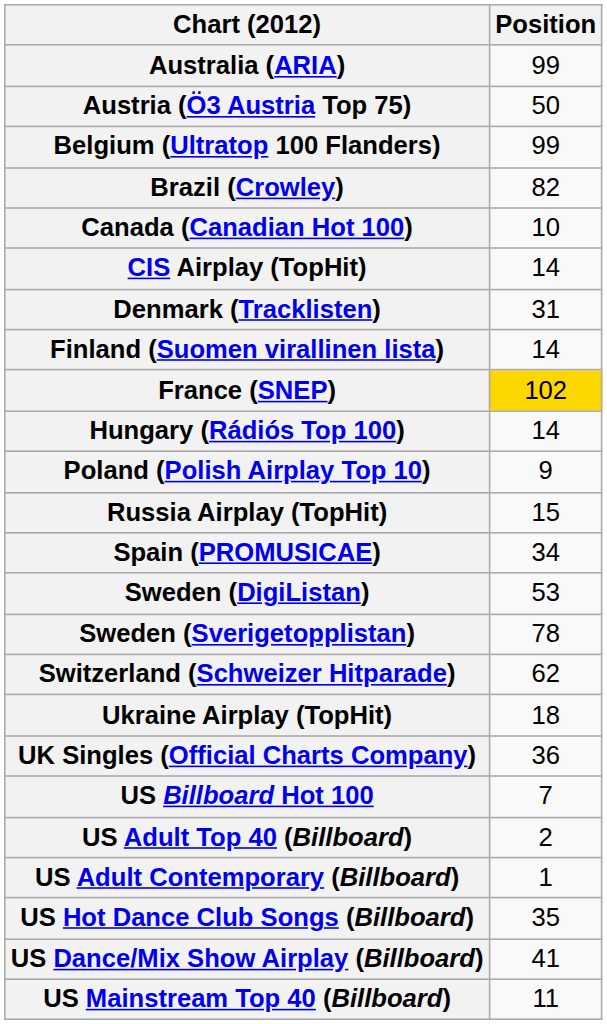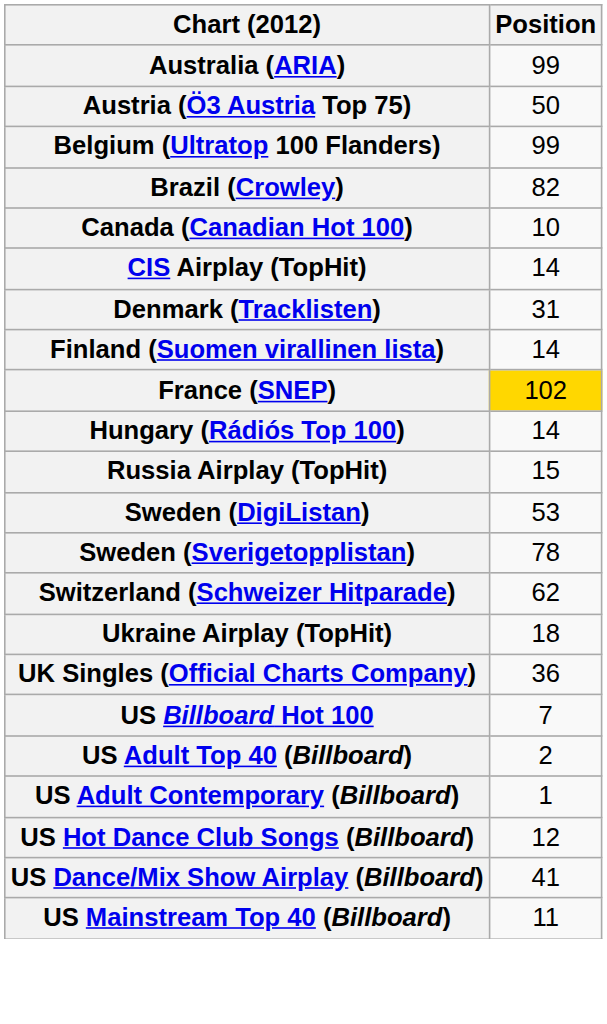- row: (247, 471)
- row: (247, 552)
(546, 918) 35 -> (546, 836) 12
